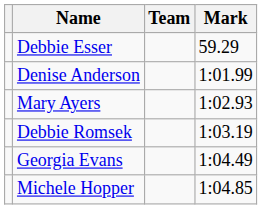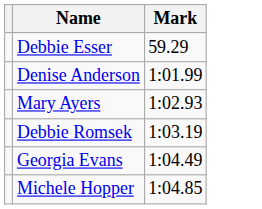- column: (169, 18)
